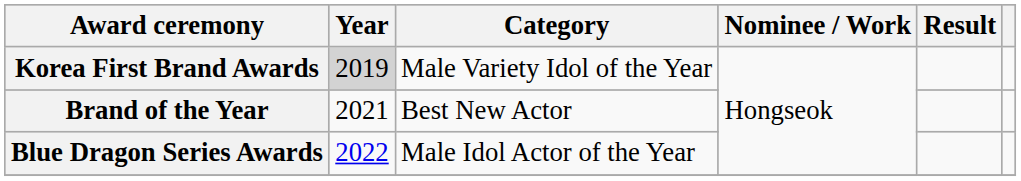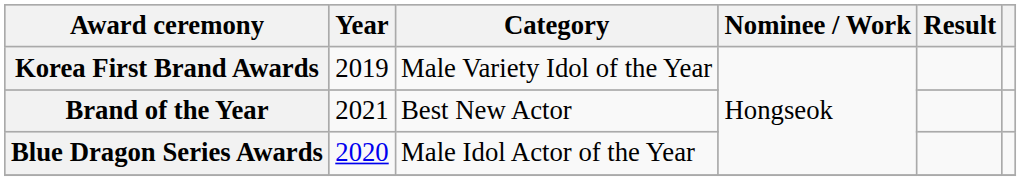(362, 68) lightgrey background -> (362, 68) no background
(362, 152) 2022 -> (362, 152) 2020
